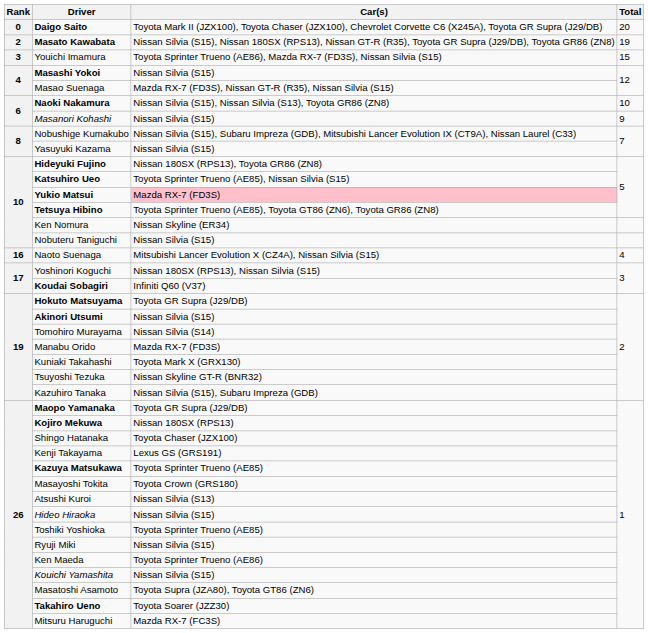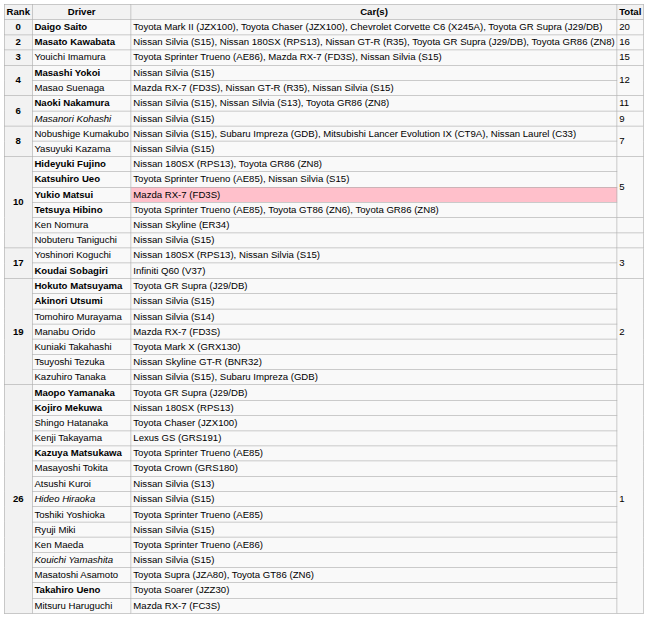(624, 42) 19 -> (624, 42) 16
(624, 103) 10 -> (624, 103) 11
- row: (68, 255)
